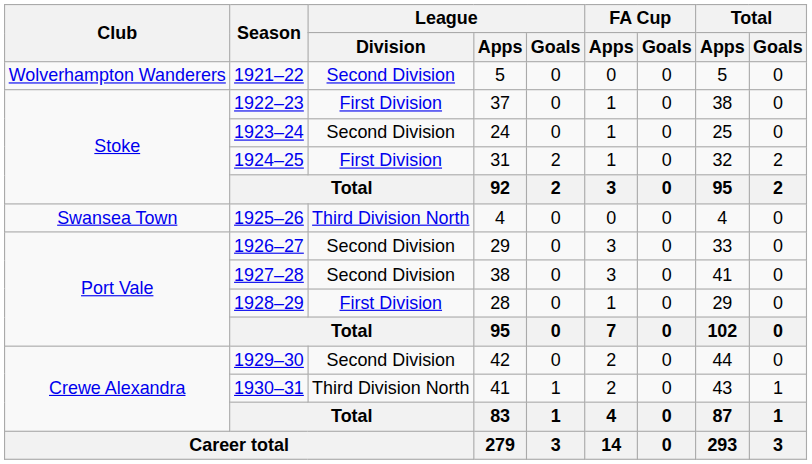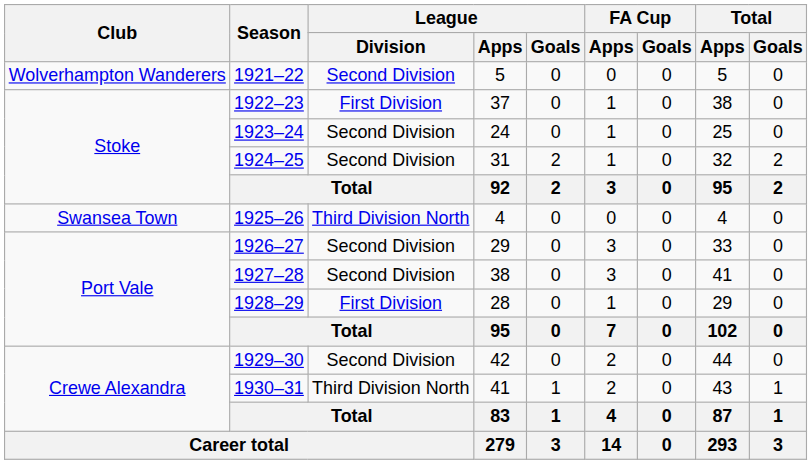(391, 160) First Division -> (391, 160) Second Division
